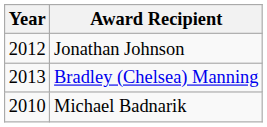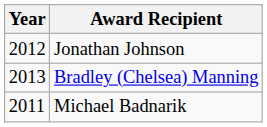(27, 106) 2010 -> (27, 106) 2011
